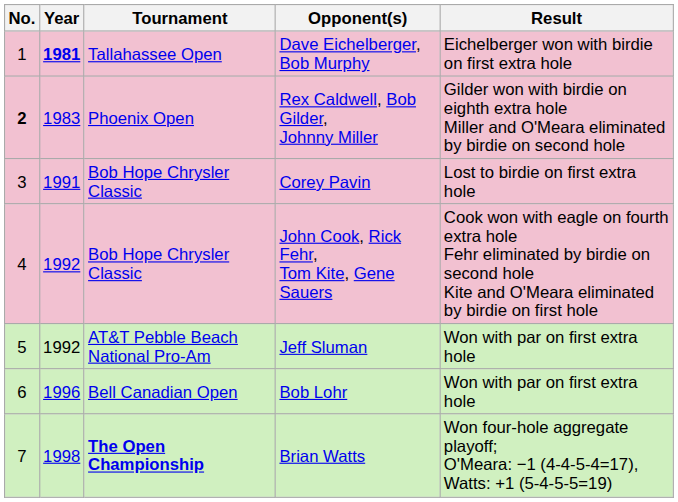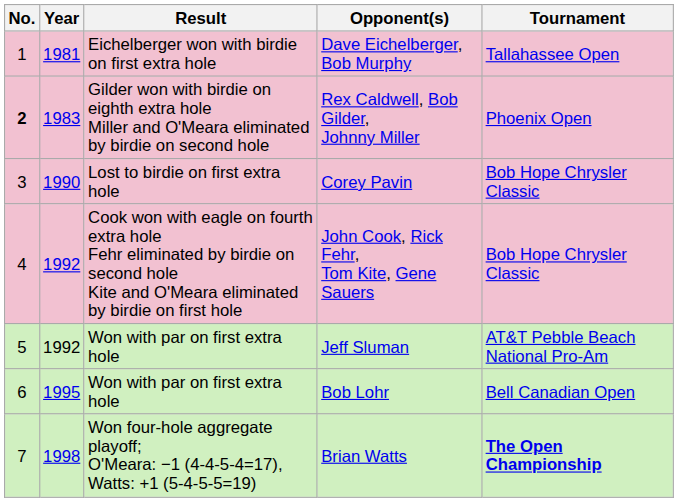columns swapped: (180, 18) <-> (557, 18)
(62, 54) bold -> (62, 54) normal
(62, 182) 1991 -> (62, 182) 1990
(62, 392) 1996 -> (62, 392) 1995
